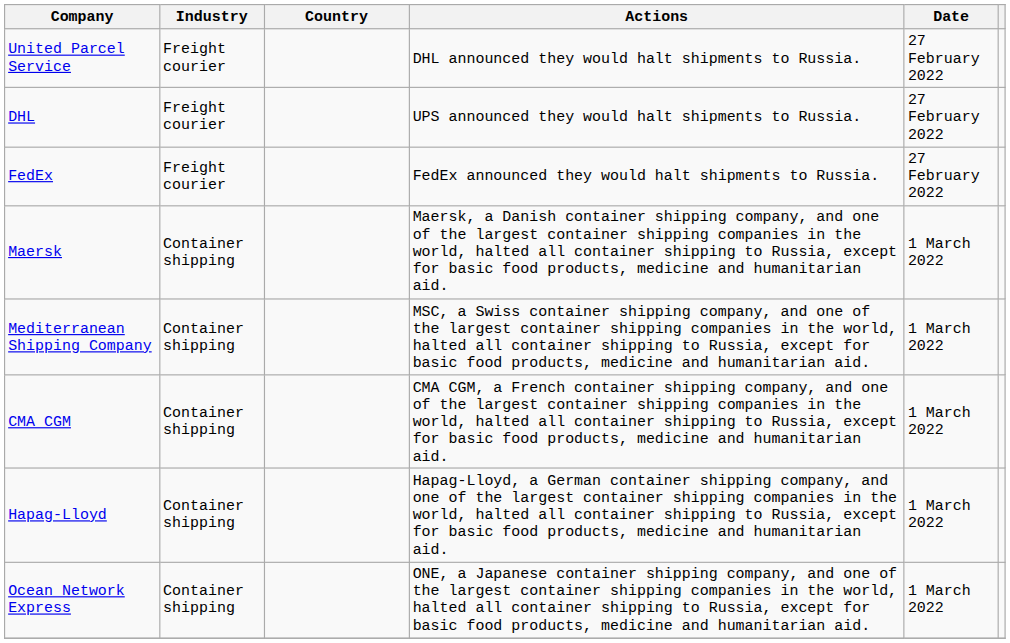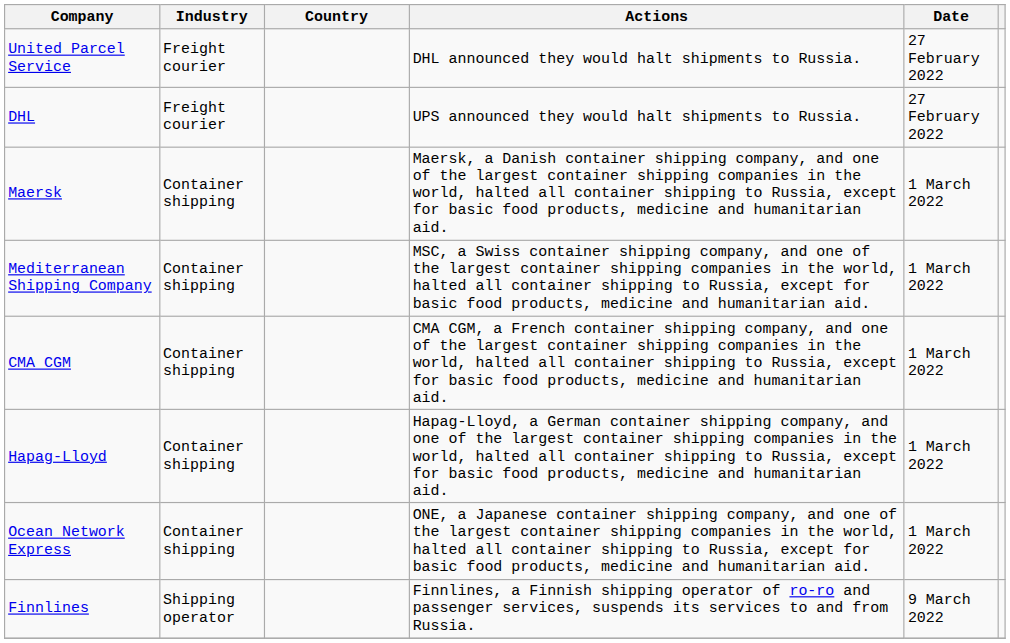- row: (31, 176)
+ row: (49, 608)
